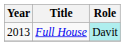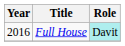(19, 31) 2013 -> (19, 31) 2016
